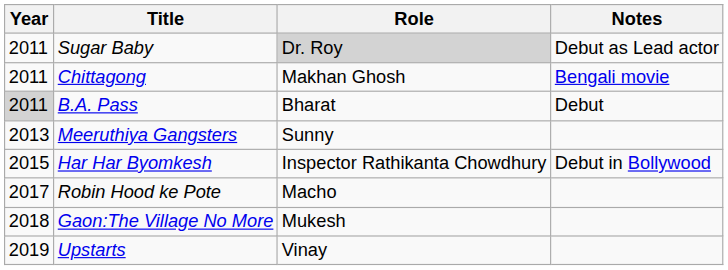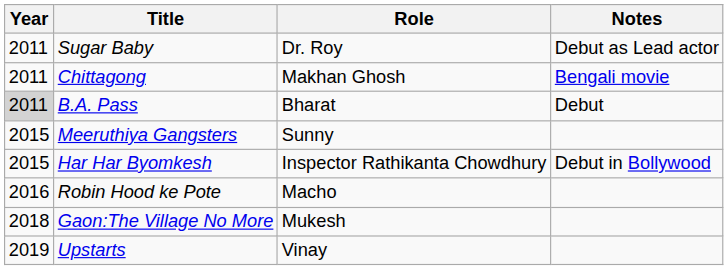(312, 47) lightgrey background -> (312, 47) no background
(29, 134) 2013 -> (29, 134) 2015
(29, 192) 2017 -> (29, 192) 2016
